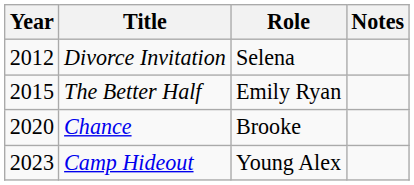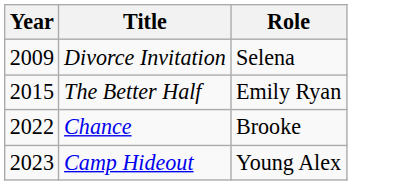- column: (378, 22)
(32, 57) 2012 -> (32, 57) 2009
(32, 127) 2020 -> (32, 127) 2022
